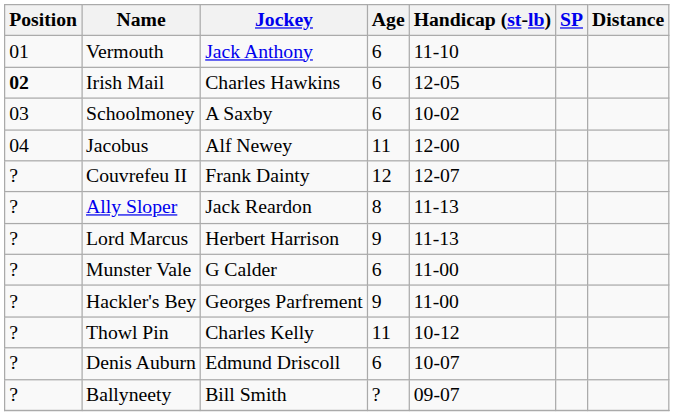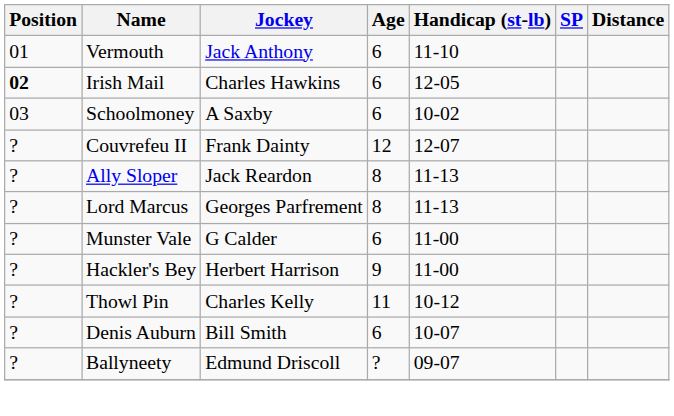- row: (117, 144)
(272, 238) Herbert Harrison -> (284, 207) Georges Parfrement
(377, 238) 9 -> (377, 207) 8
(284, 301) Georges Parfrement -> (272, 269) Herbert Harrison
(273, 363) Edmund Driscoll -> (246, 332) Bill Smith
(246, 394) Bill Smith -> (273, 363) Edmund Driscoll
